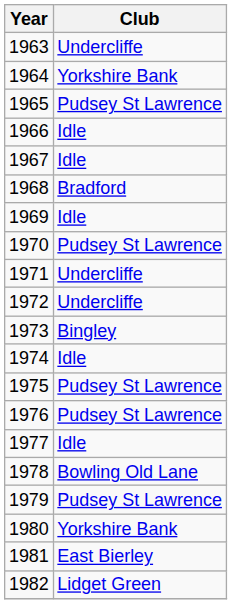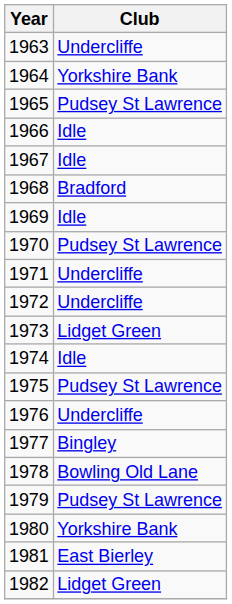(87, 330) Bingley -> (109, 330) Lidget Green
(140, 415) Pudsey St Lawrence -> (100, 415) Undercliffe
(72, 443) Idle -> (87, 443) Bingley
